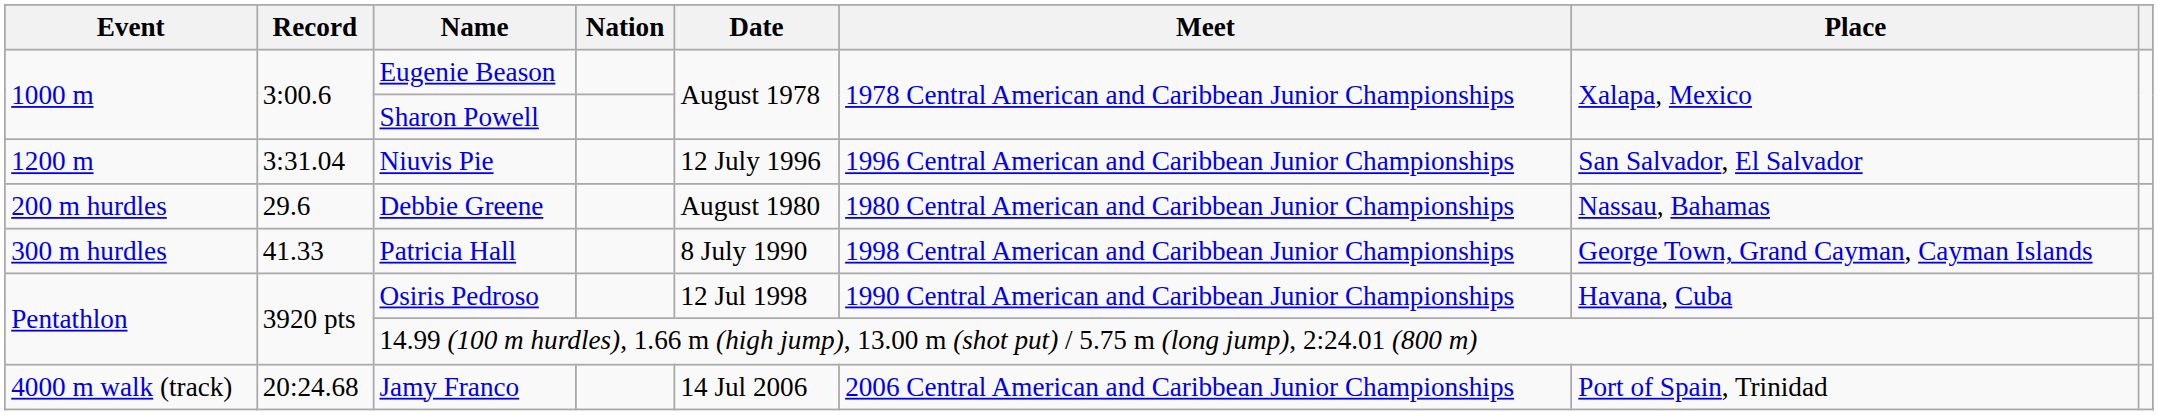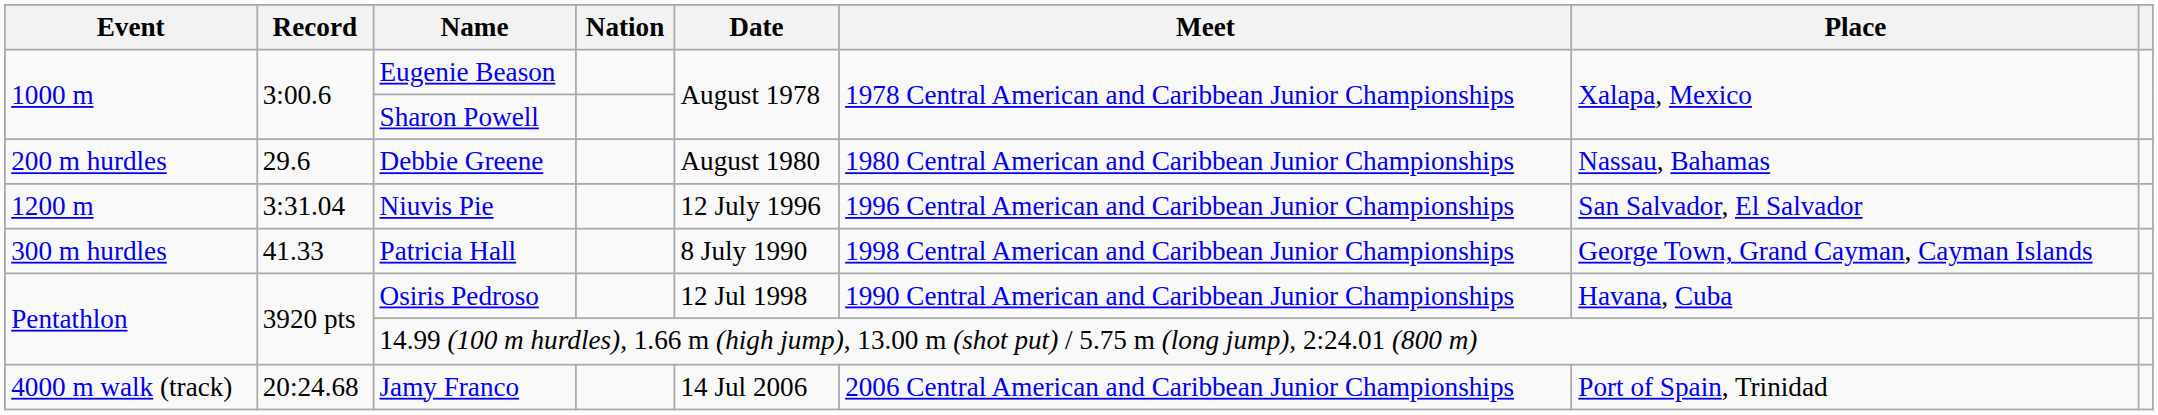rows swapped: (437, 161) <-> (461, 206)
